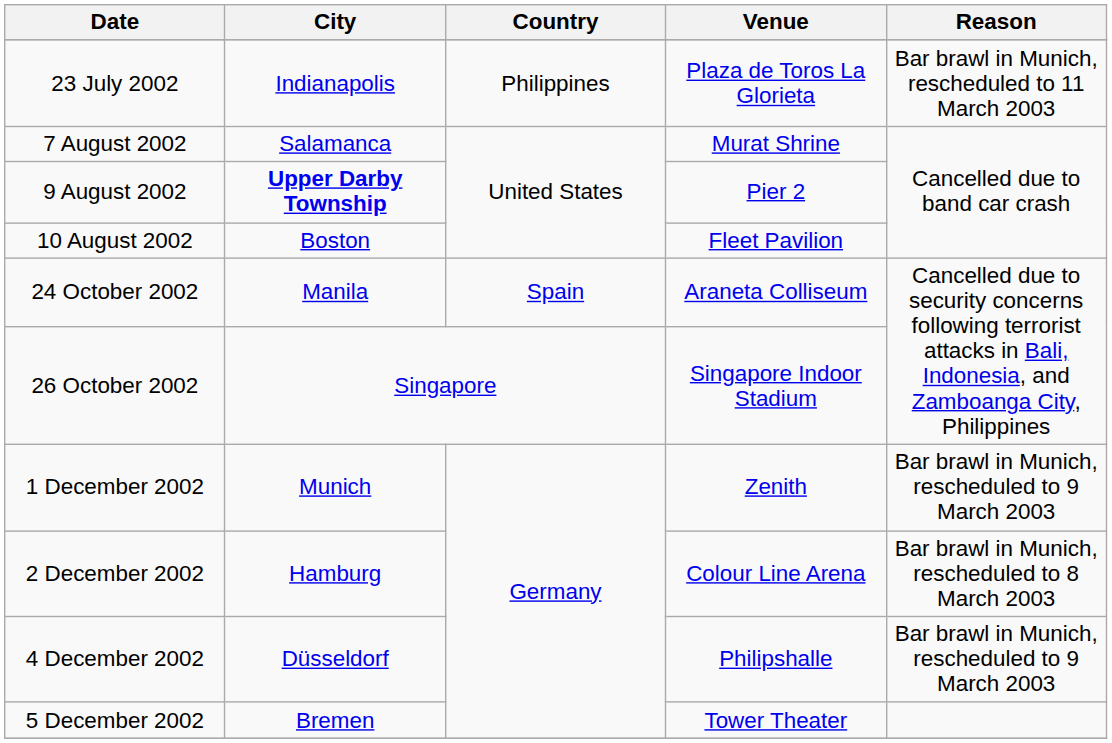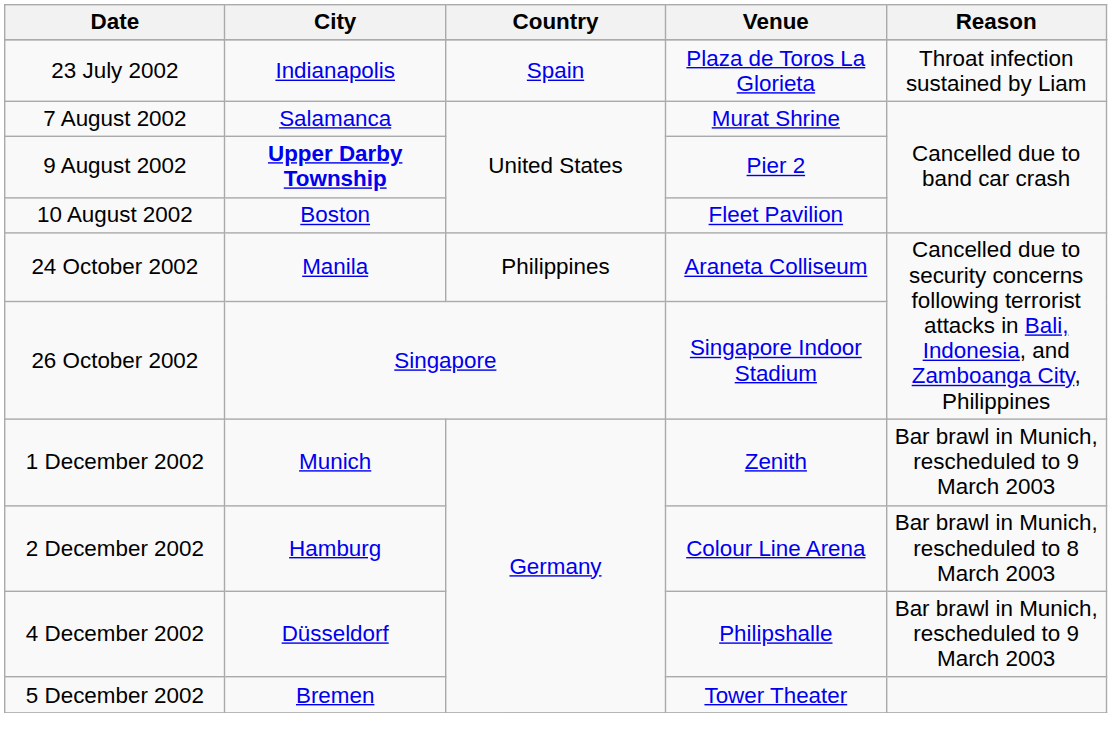(556, 82) Philippines -> (556, 70) Spain
(996, 82) Bar brawl in Munich, rescheduled to 11 March 2003 -> (996, 70) Throat infection sustained by Liam
(556, 292) Spain -> (556, 266) Philippines
